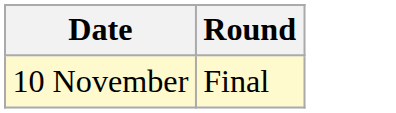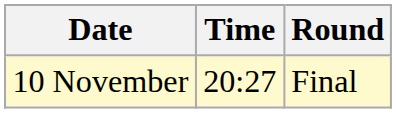+ column: (240, 30)
